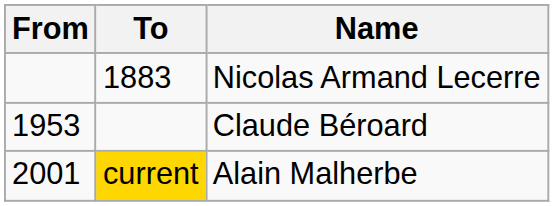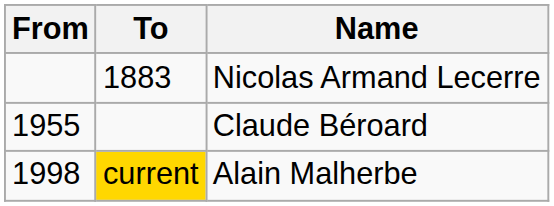(46, 126) 1953 -> (46, 126) 1955
(46, 175) 2001 -> (46, 175) 1998
